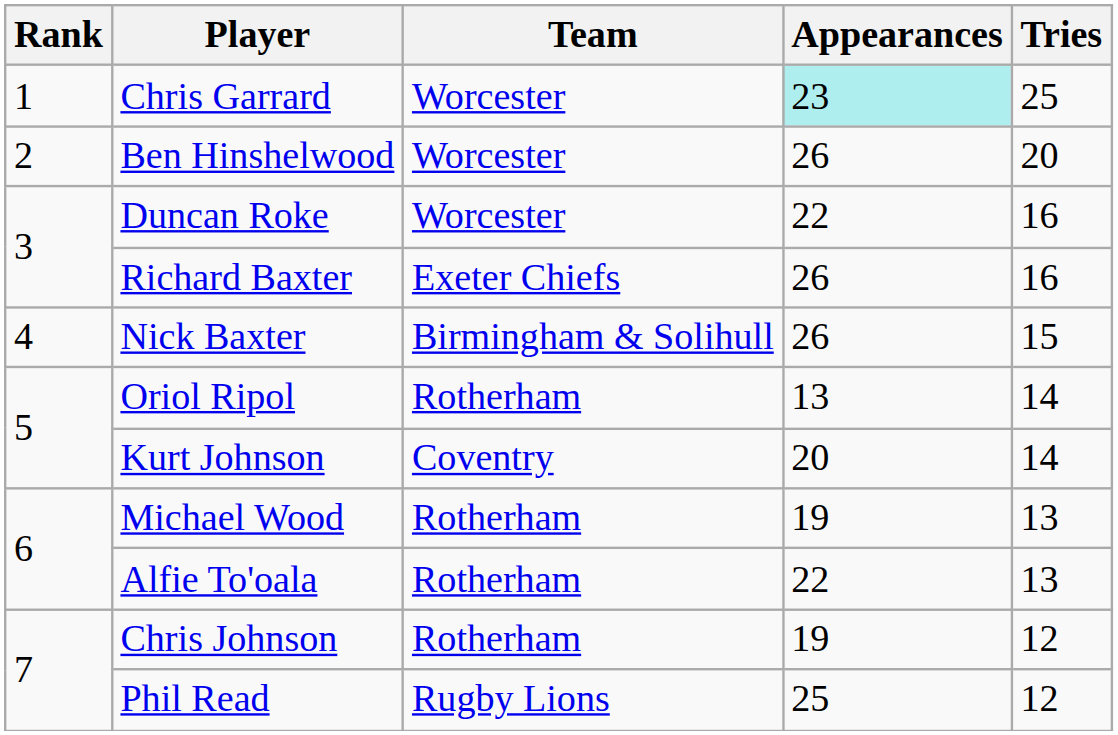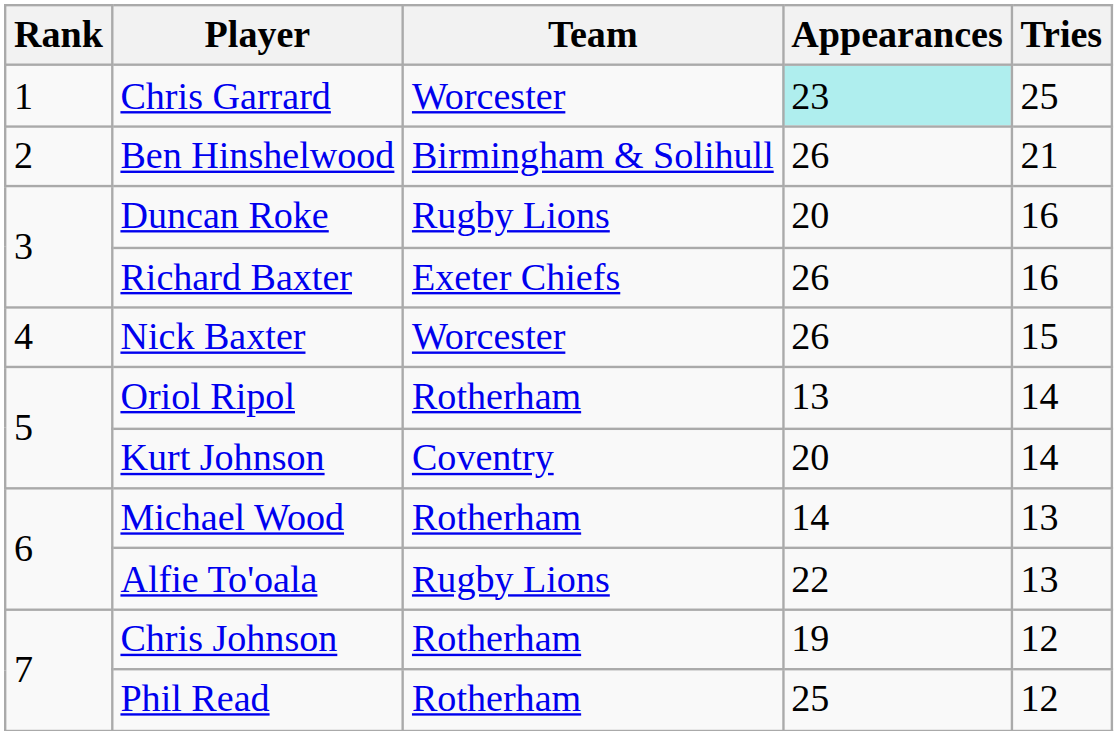(489, 155) Worcester -> (593, 155) Birmingham & Solihull
(1039, 155) 20 -> (1039, 155) 21
(489, 215) Worcester -> (511, 215) Rugby Lions
(810, 215) 22 -> (810, 215) 20
(593, 336) Birmingham & Solihull -> (489, 336) Worcester
(810, 517) 19 -> (810, 517) 14
(497, 578) Rotherham -> (511, 578) Rugby Lions
(511, 699) Rugby Lions -> (497, 699) Rotherham
